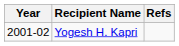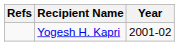columns swapped: (28, 13) <-> (159, 13)
